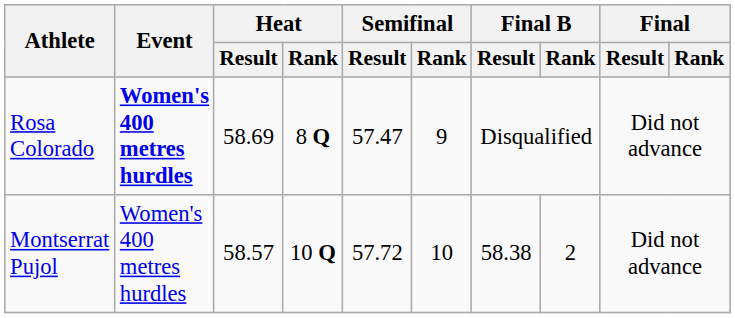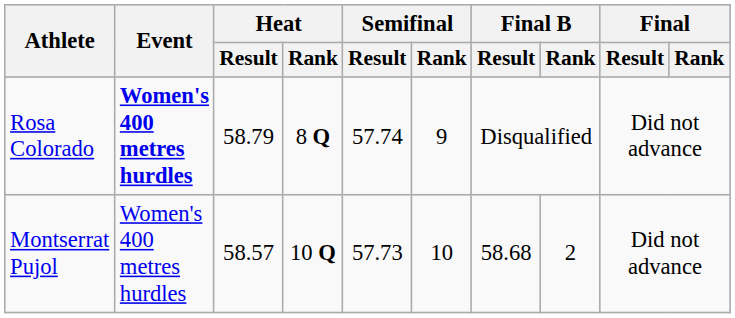(249, 136) 58.69 -> (249, 136) 58.79
(377, 136) 57.47 -> (377, 136) 57.74
(377, 253) 57.72 -> (377, 253) 57.73
(506, 253) 58.38 -> (506, 253) 58.68
